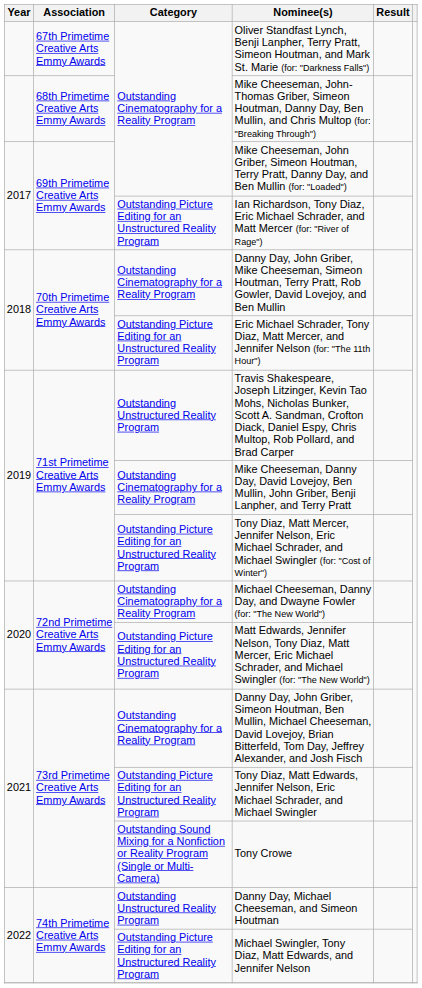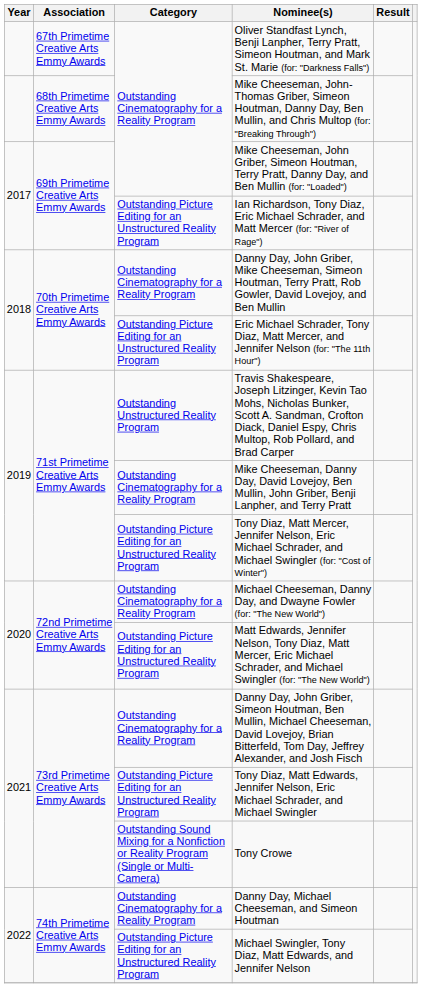(167, 908) Outstanding Unstructured Reality Program -> (170, 908) Outstanding Cinematography for a Reality Program
